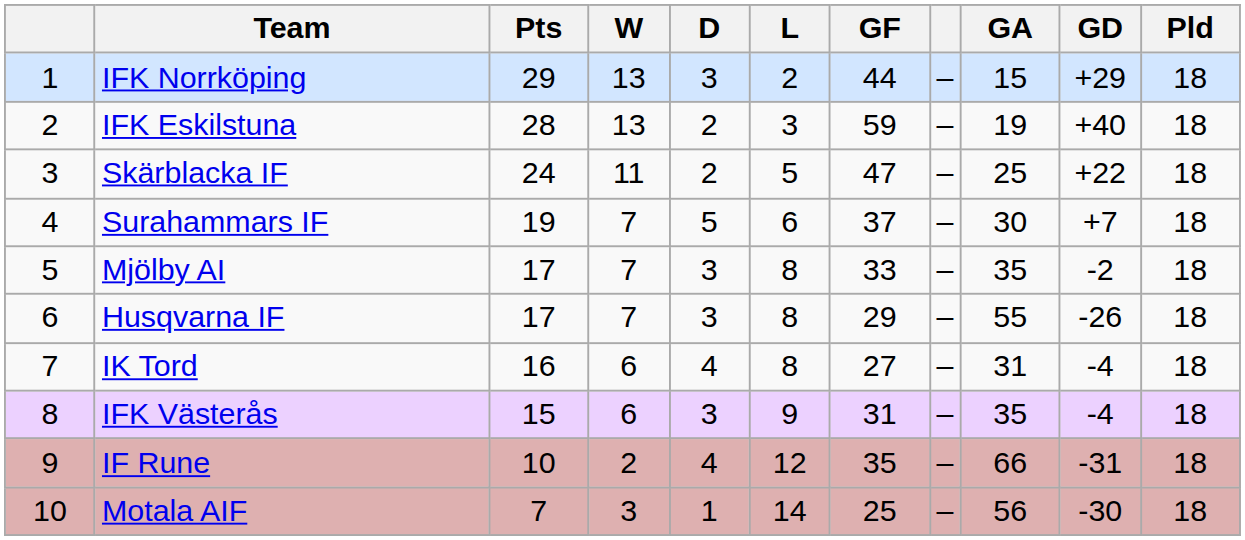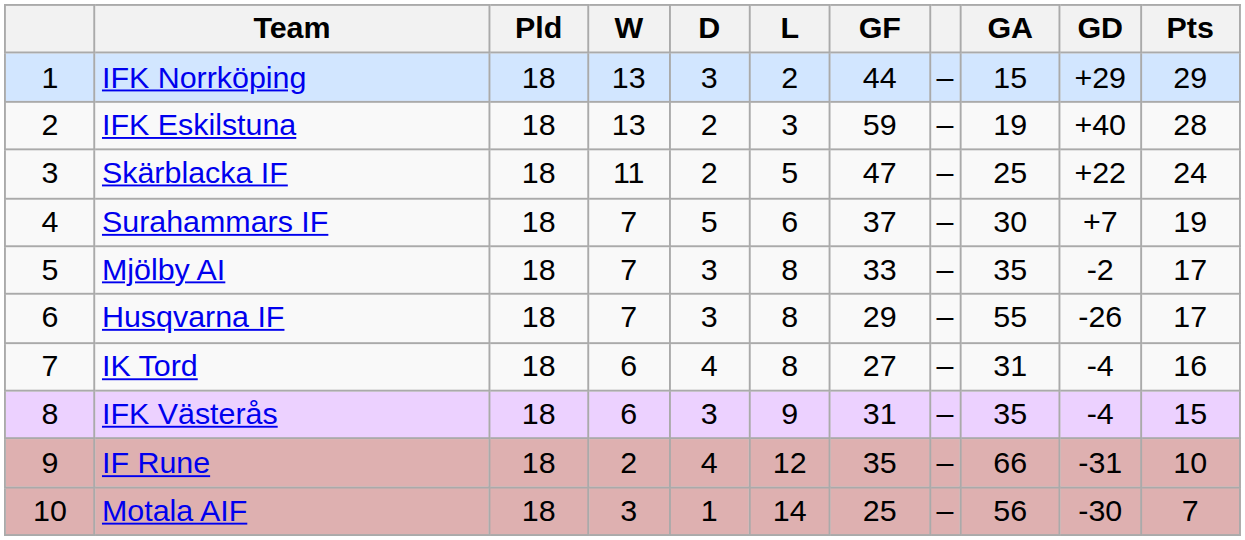columns swapped: (1190, 28) <-> (539, 28)
